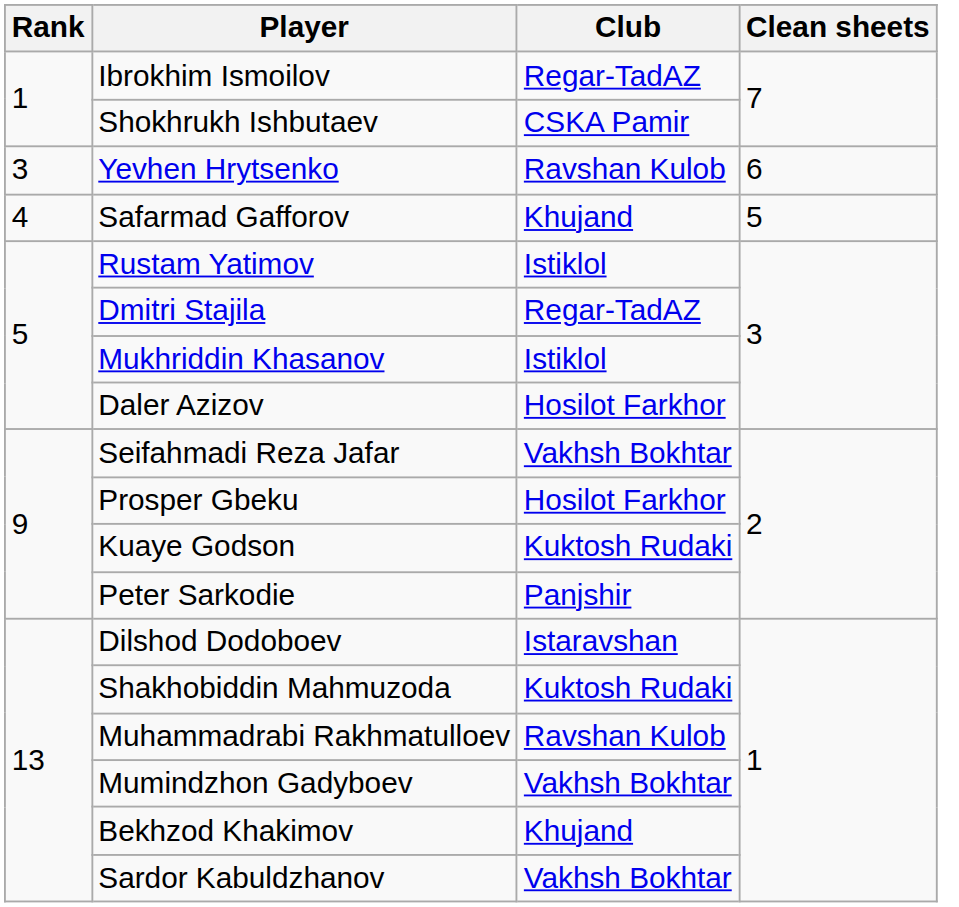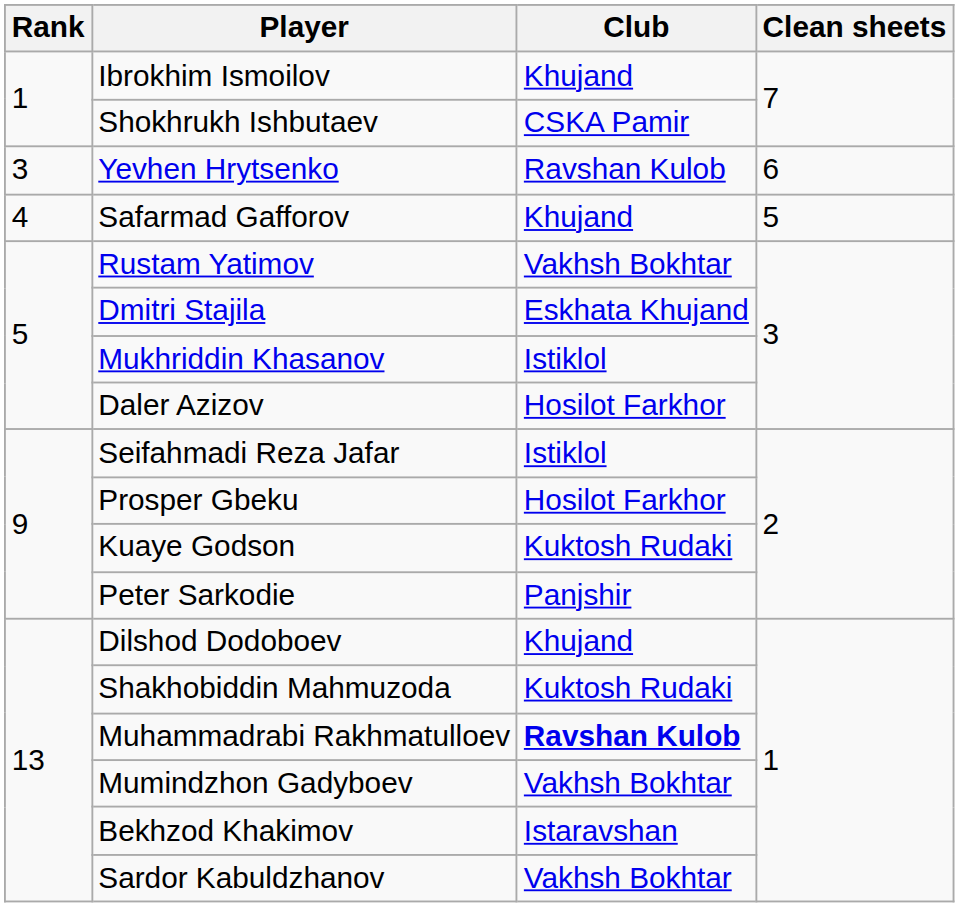(612, 75) Regar-TadAZ -> (578, 75) Khujand
(565, 264) Istiklol -> (628, 264) Vakhsh Bokhtar
(612, 311) Regar-TadAZ -> (636, 311) Eskhata Khujand
(628, 452) Vakhsh Bokhtar -> (565, 452) Istiklol
(601, 641) Istaravshan -> (578, 641) Khujand
(625, 736) normal -> (632, 736) bold
(578, 830) Khujand -> (601, 830) Istaravshan
